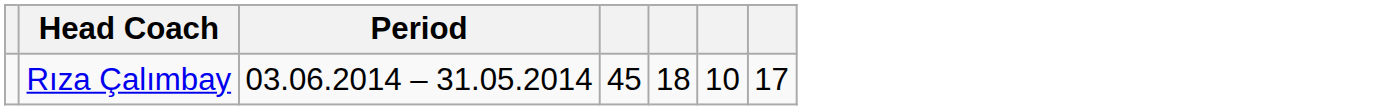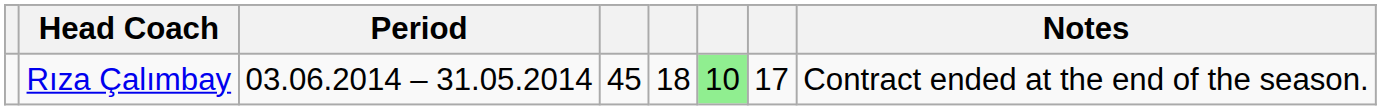+ column: (1086, 29)
(722, 78) no background -> (722, 78) lightgreen background
